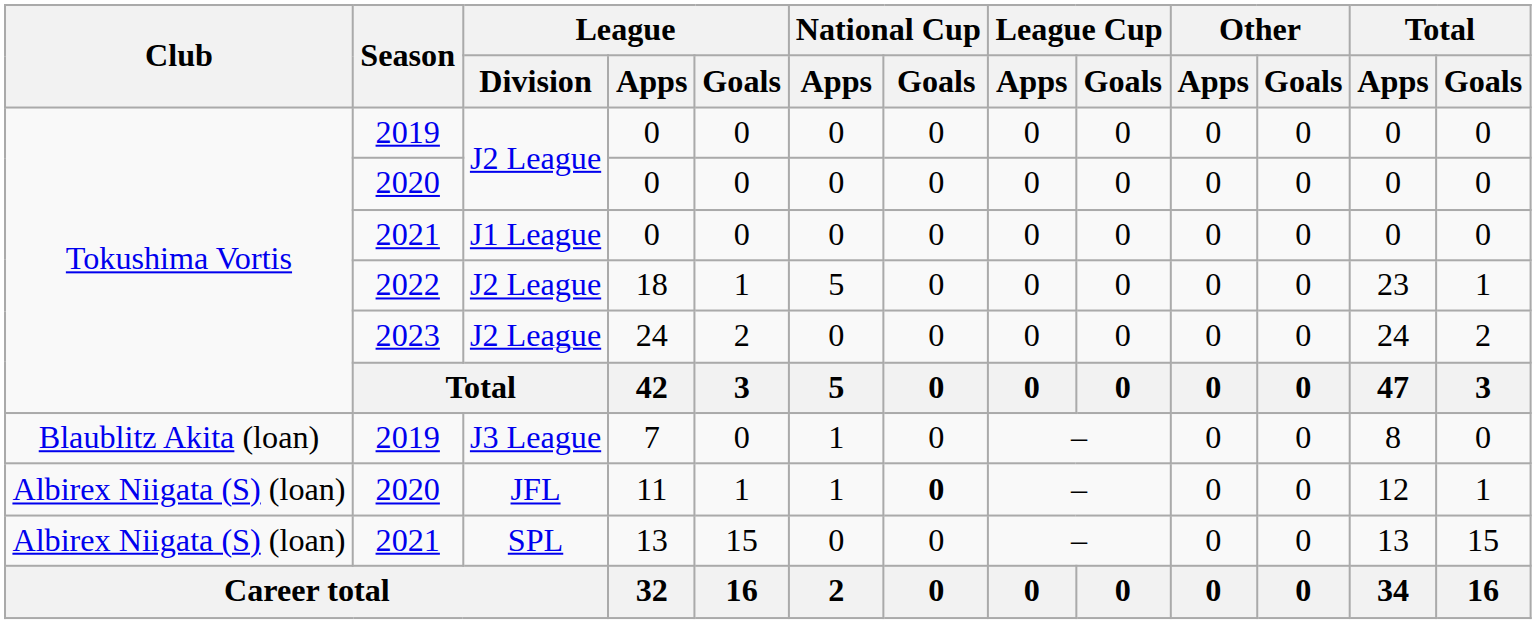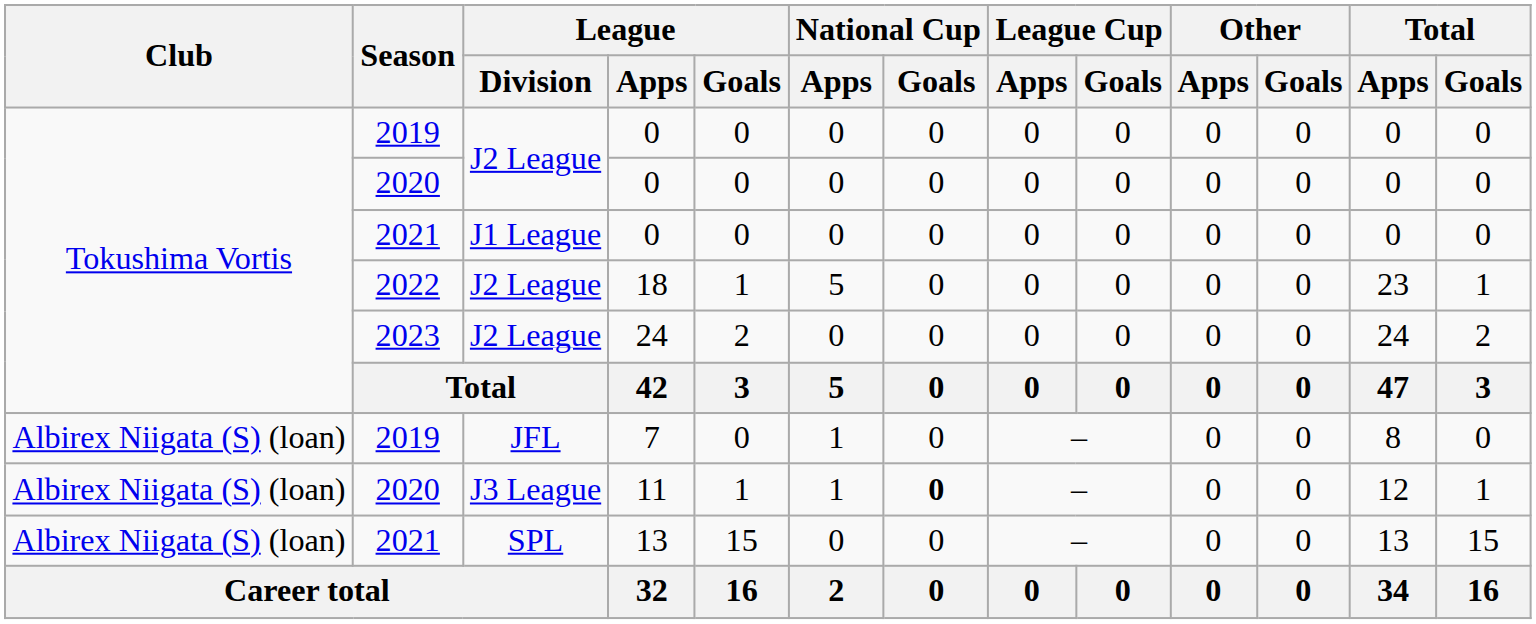(179, 438) Blaublitz Akita (loan) -> (179, 438) Albirex Niigata (S) (loan)
(536, 438) J3 League -> (536, 438) JFL
(536, 489) JFL -> (536, 489) J3 League
